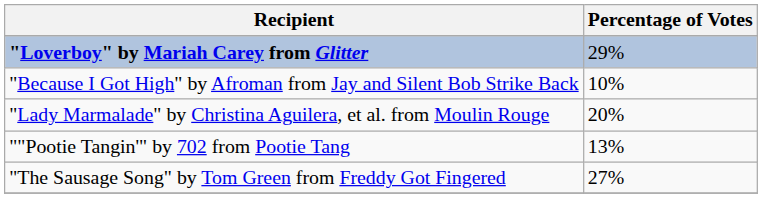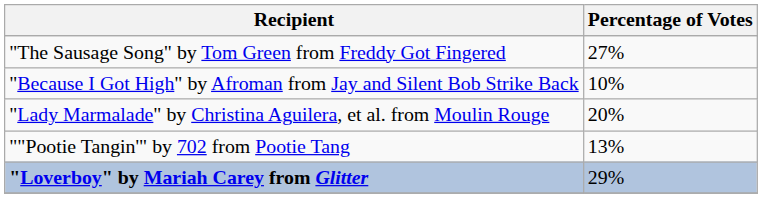rows swapped: (189, 51) <-> (257, 177)
